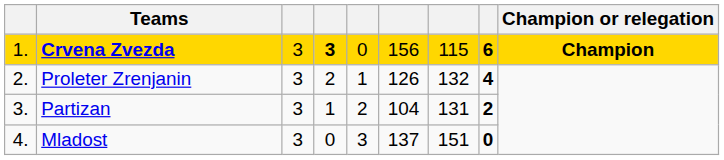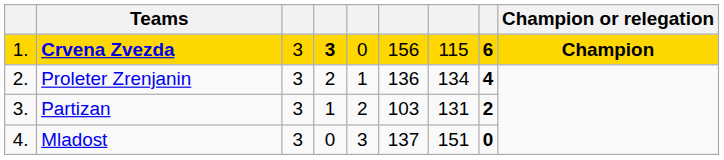(403, 79) 126 -> (403, 79) 136
(453, 79) 132 -> (453, 79) 134
(403, 109) 104 -> (403, 109) 103
